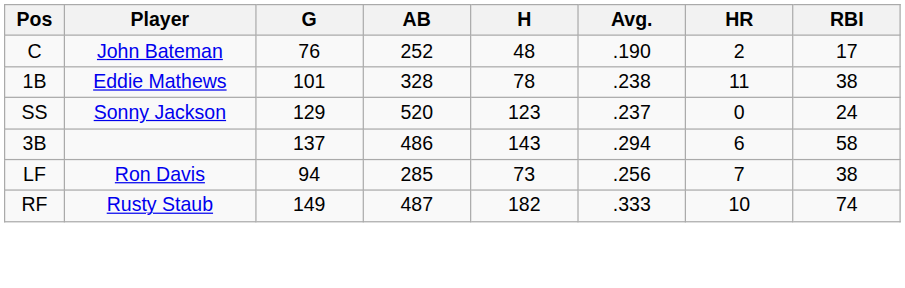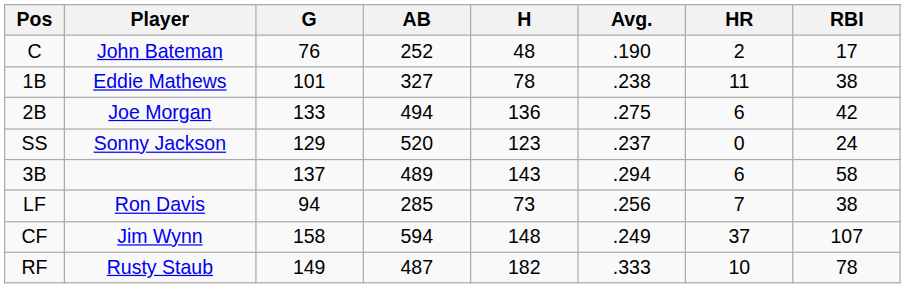(417, 81) 328 -> (417, 81) 327
+ row: (34, 112)
(417, 143) 486 -> (417, 174) 489
+ row: (34, 236)
(847, 205) 74 -> (847, 267) 78
